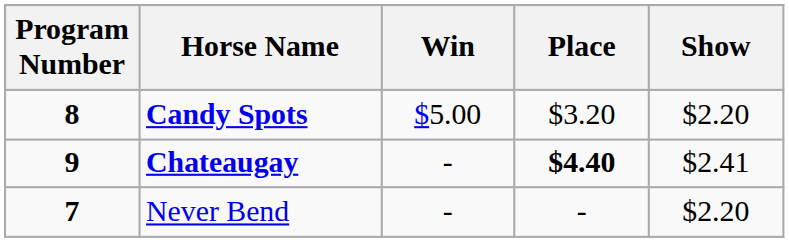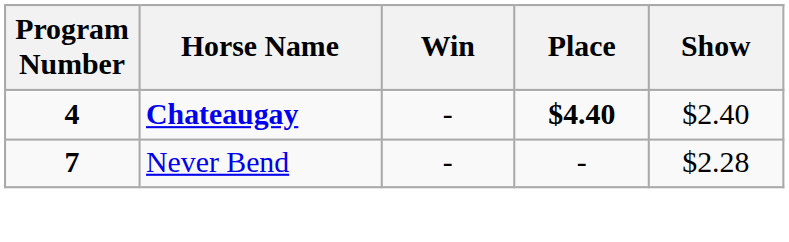- row: (227, 113)
(72, 162) 9 -> (72, 113) 4
(716, 162) $2.41 -> (716, 113) $2.40
(716, 212) $2.20 -> (716, 162) $2.28
